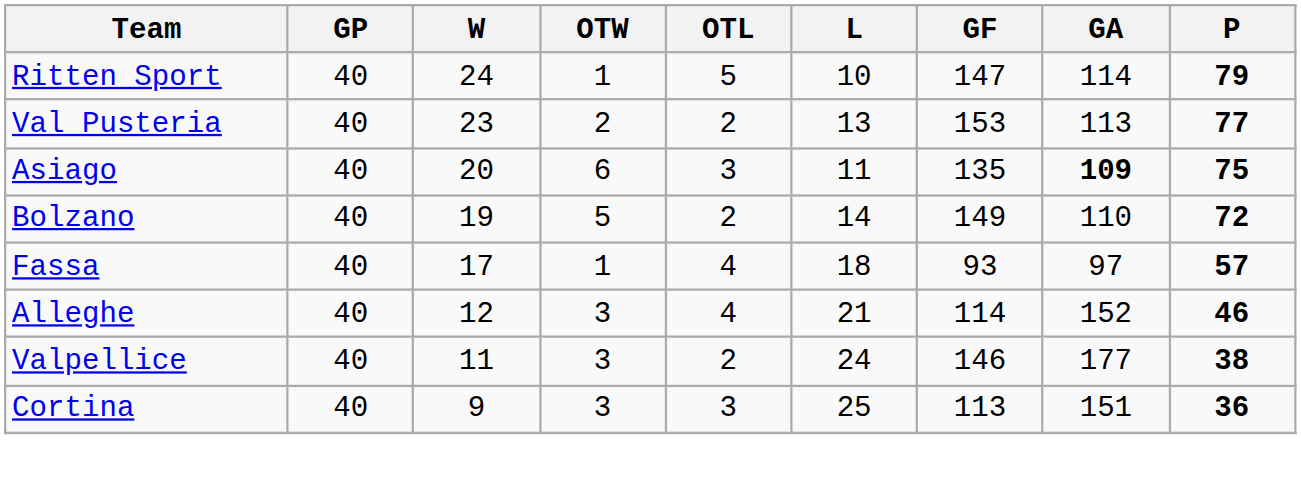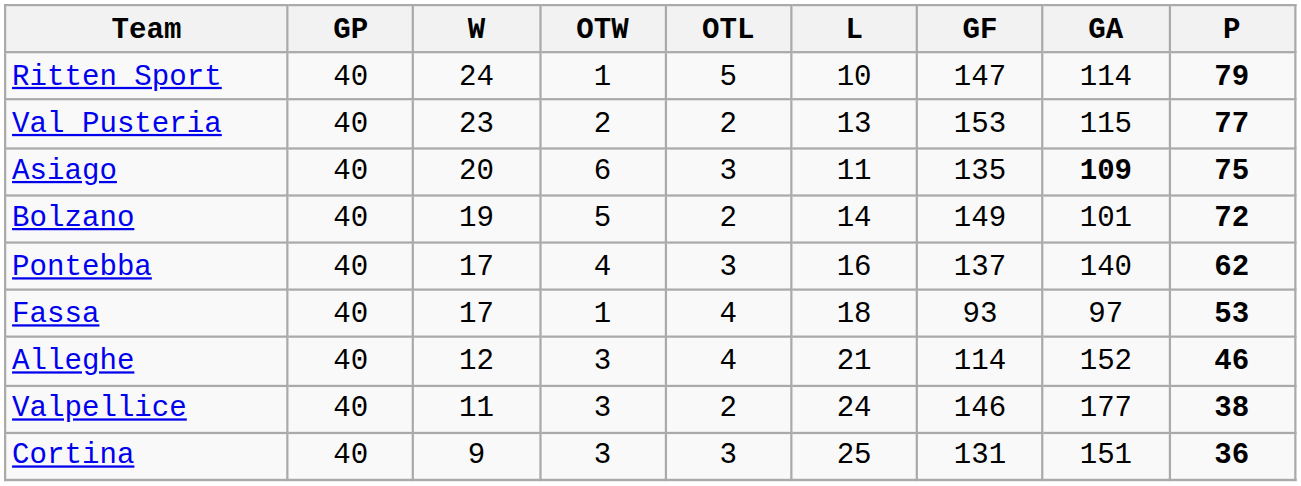(1106, 124) 113 -> (1106, 124) 115
(1106, 219) 110 -> (1106, 219) 101
+ row: (82, 266)
(1232, 266) 57 -> (1232, 314) 53
(980, 409) 113 -> (980, 456) 131
